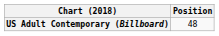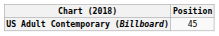(193, 24) 48 -> (193, 24) 45
